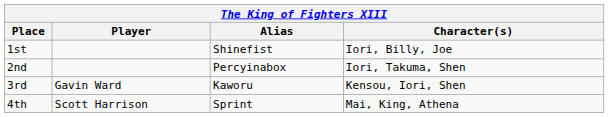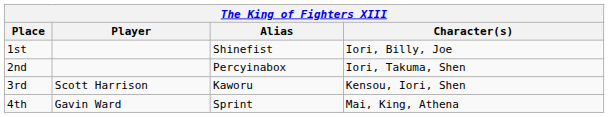(88, 85) Gavin Ward -> (101, 85) Scott Harrison
(101, 103) Scott Harrison -> (88, 103) Gavin Ward
